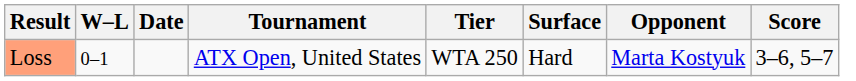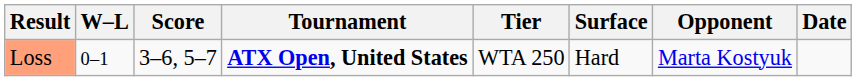columns swapped: (161, 22) <-> (794, 22)
(307, 57) normal -> (347, 57) bold
